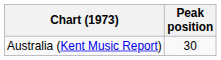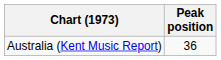(190, 45) 30 -> (190, 45) 36
